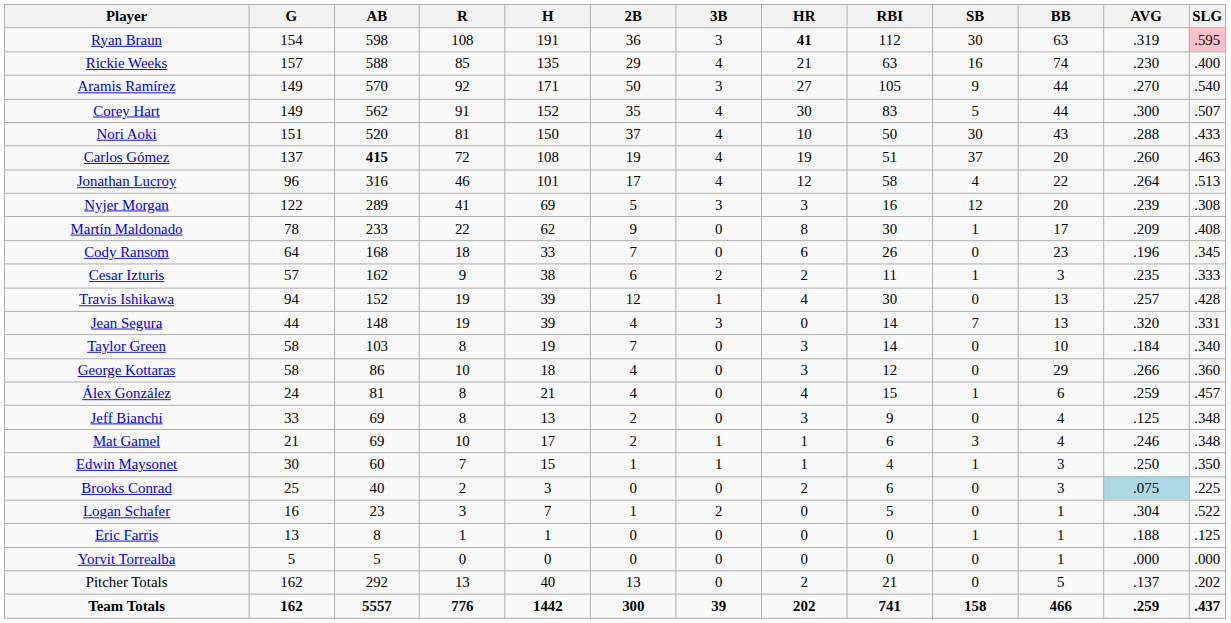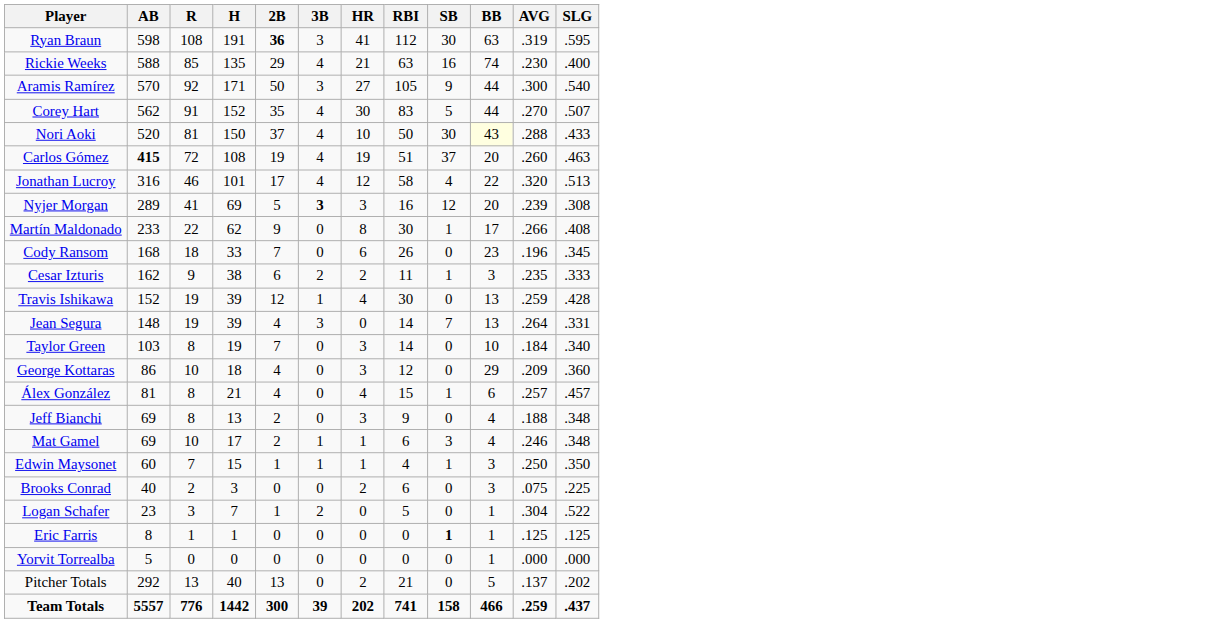- column: (291, 16)
(633, 39) normal -> (277, 39) bold
(804, 39) bold -> (363, 39) normal
(1207, 39) pink background -> (577, 39) no background
(1146, 87) .270 -> (534, 87) .300
(1146, 110) .300 -> (534, 110) .270
(1061, 134) no background -> (491, 134) lightyellow background
(1146, 181) .264 -> (534, 181) .320
(719, 205) normal -> (320, 205) bold
(1146, 228) .209 -> (534, 228) .266
(1146, 299) .257 -> (534, 299) .259
(1146, 323) .320 -> (534, 323) .264
(1146, 370) .266 -> (534, 370) .209
(1146, 393) .259 -> (534, 393) .257
(1146, 417) .125 -> (534, 417) .188
(1146, 488) lightblue background -> (534, 488) no background
(975, 535) normal -> (449, 535) bold
(1146, 535) .188 -> (534, 535) .125
